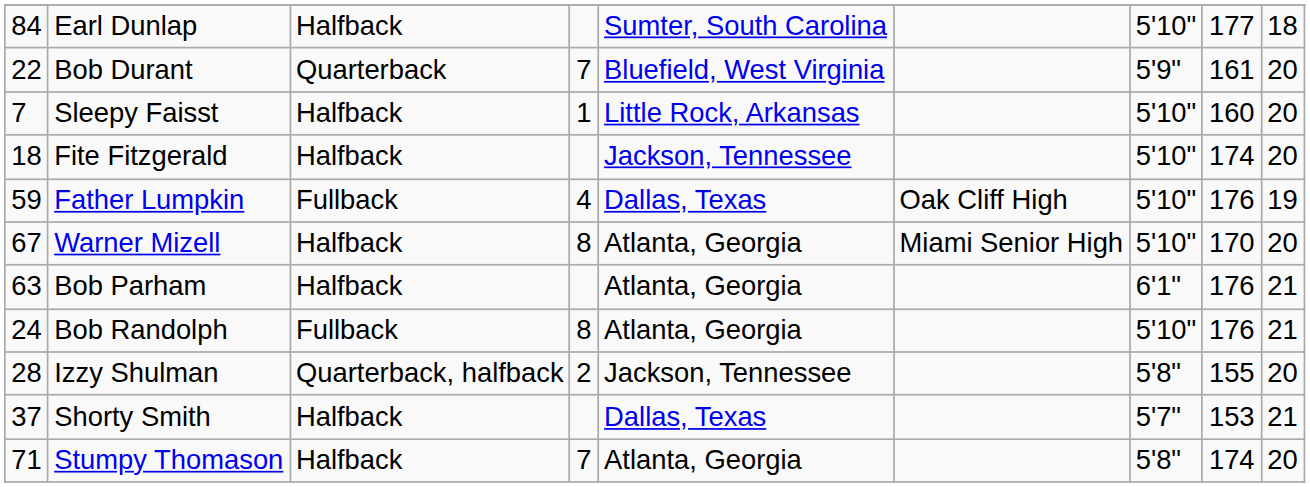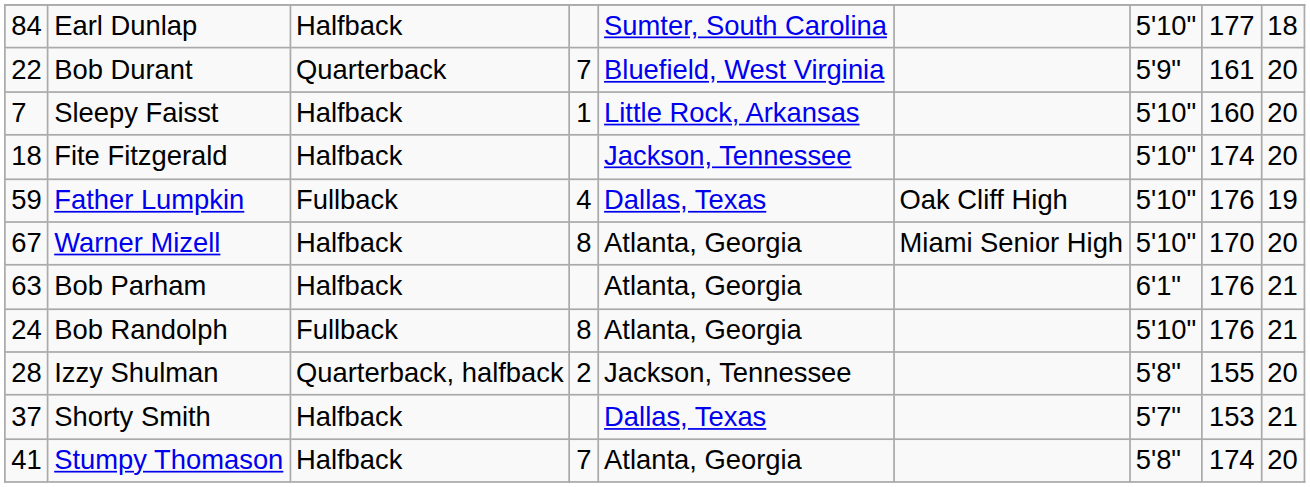(26, 460) 71 -> (26, 460) 41
